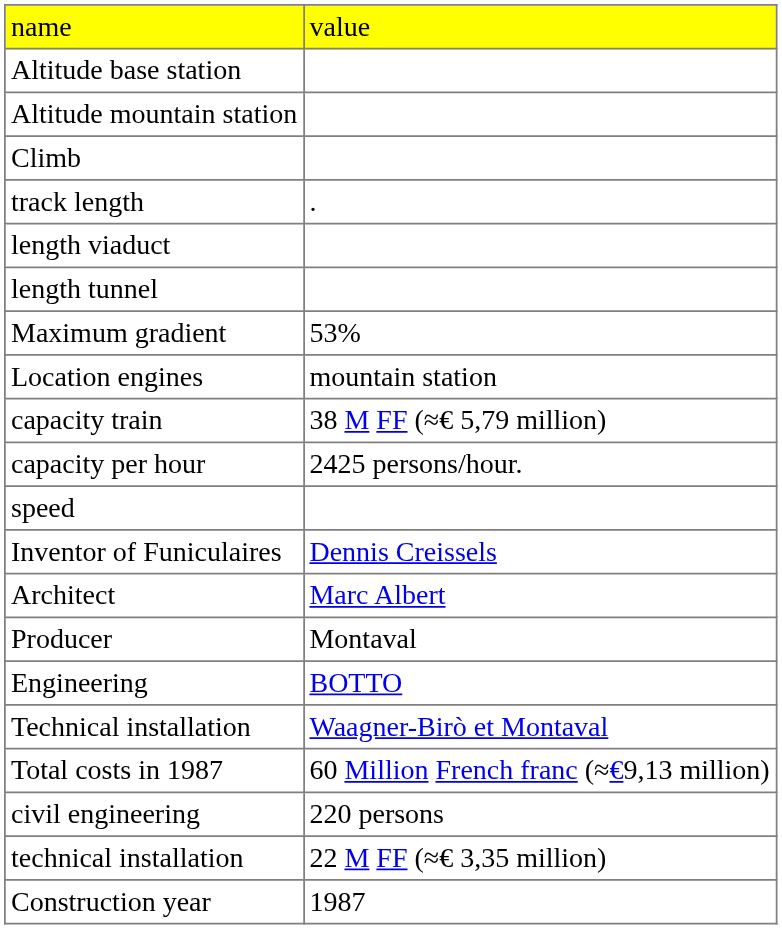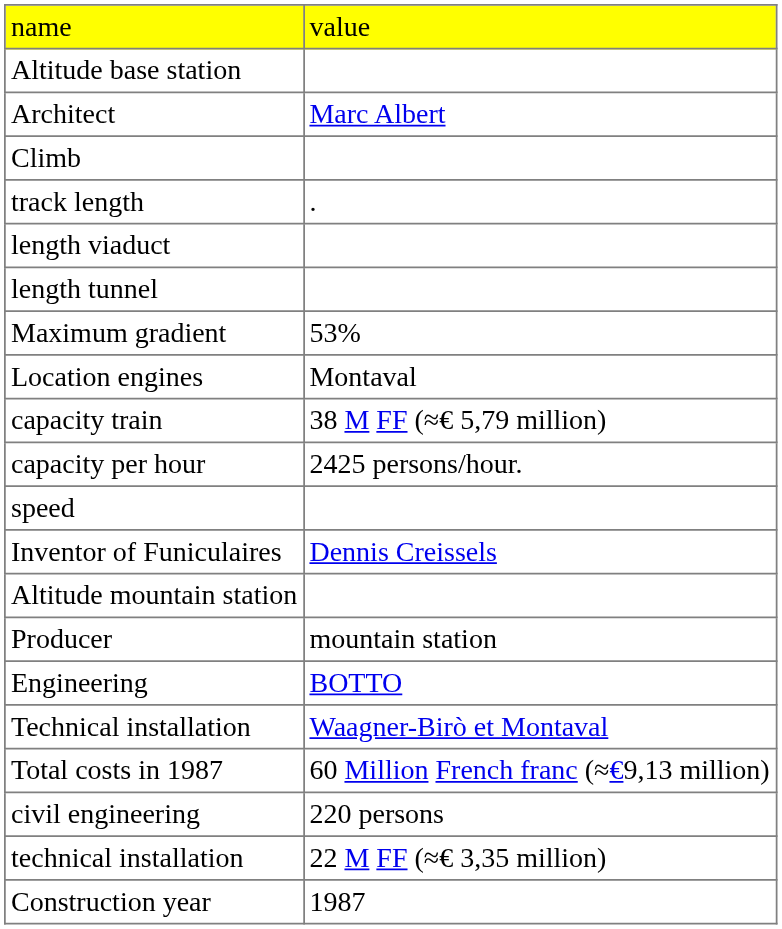rows swapped: (154, 113) <-> (63, 595)
(403, 376) mountain station -> (363, 376) Montaval
(363, 638) Montaval -> (403, 638) mountain station
